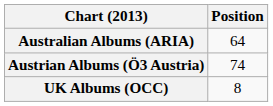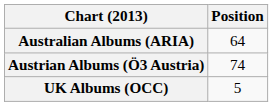(238, 88) 8 -> (238, 88) 5
